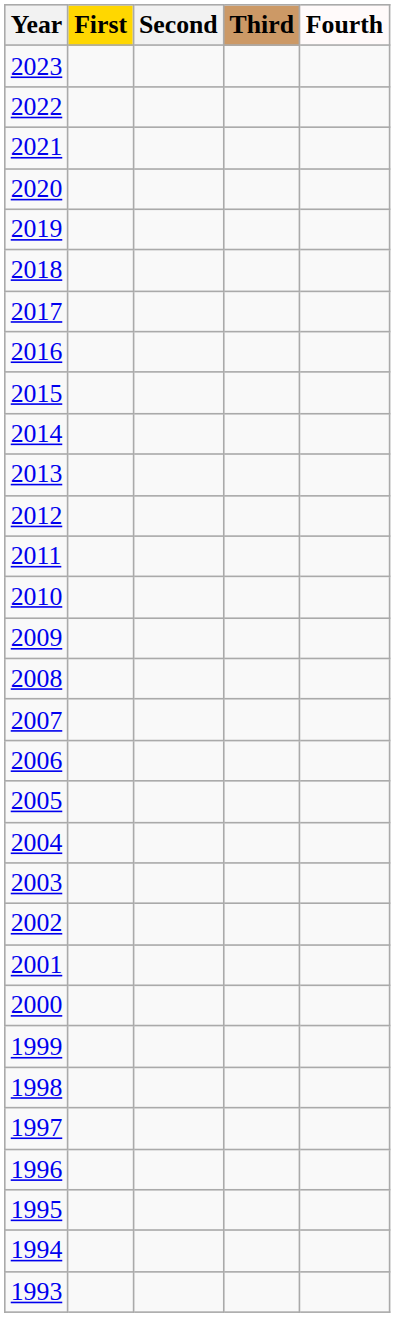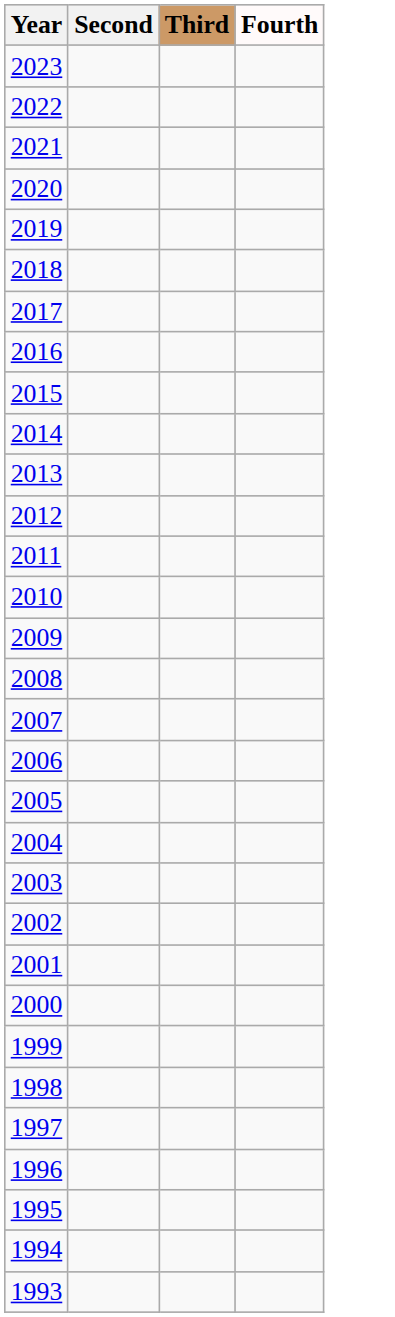- column: (101, 24)
